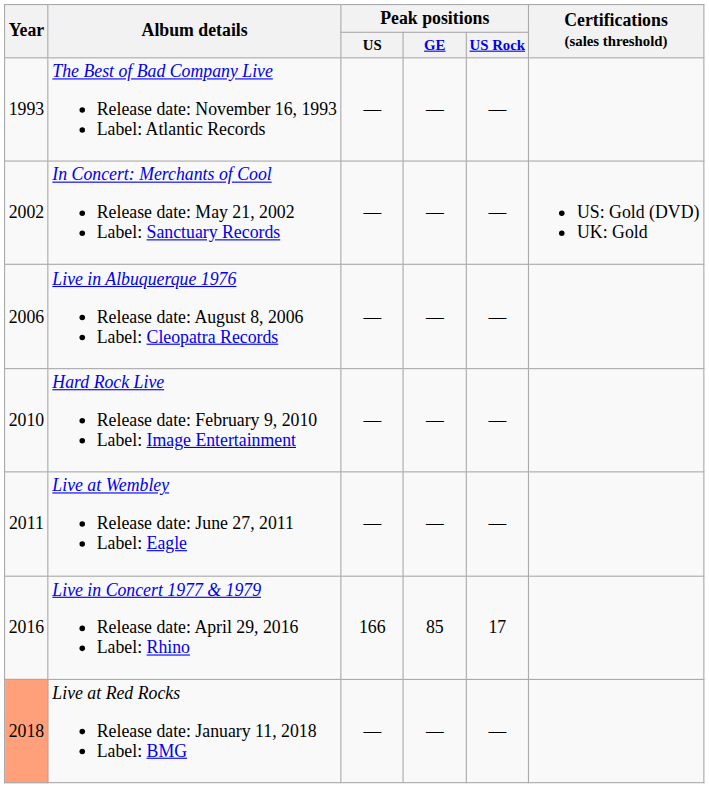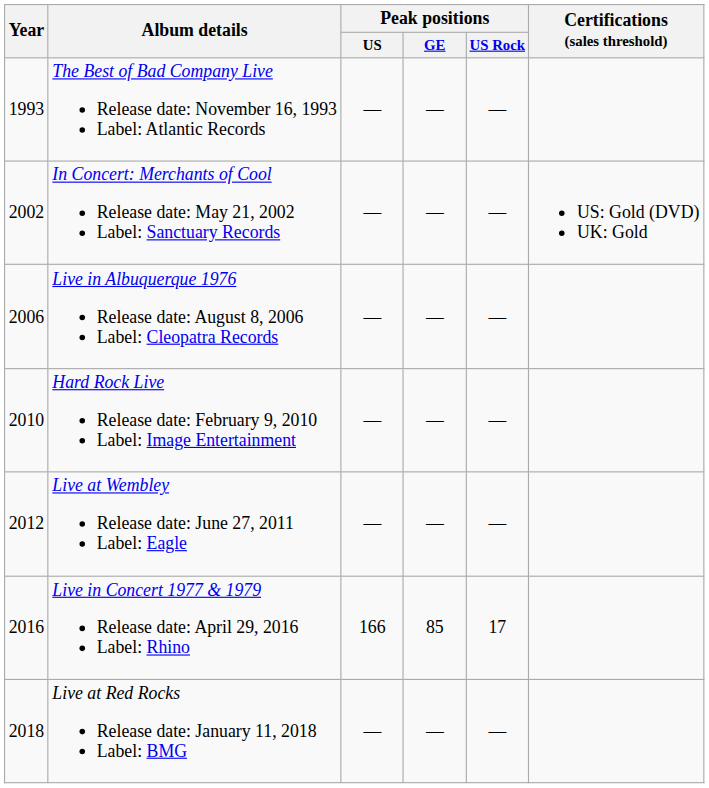(26, 523) 2011 -> (26, 523) 2012
(26, 731) lightsalmon background -> (26, 731) no background
